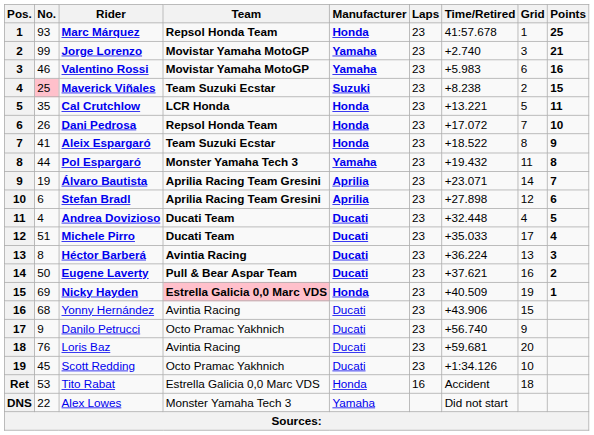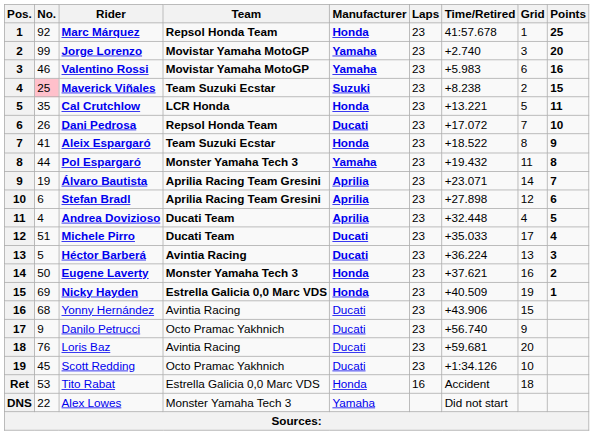(44, 32) 93 -> (44, 32) 92
(557, 51) 21 -> (557, 51) 20
(351, 125) Honda -> (350, 125) Ducati
(350, 218) Ducati -> (351, 218) Aprilia
(40, 255) 8 -> (40, 255) 5
(231, 273) Pull & Bear Aspar Team -> (232, 273) Monster Yamaha Tech 3
(350, 273) Ducati -> (351, 273) Honda
(246, 292) pink background -> (246, 292) no background
